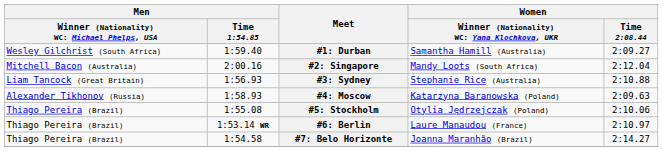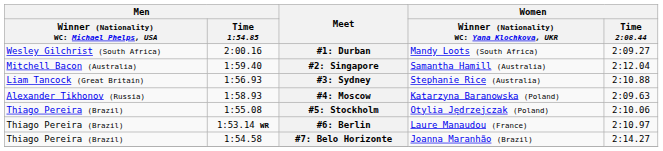(243, 51) 1:59.40 -> (243, 51) 2:00.16
(478, 51) Samantha Hamill (Australia) -> (474, 51) Mandy Loots (South Africa)
(243, 66) 2:00.16 -> (243, 66) 1:59.40
(474, 66) Mandy Loots (South Africa) -> (478, 66) Samantha Hamill (Australia)
